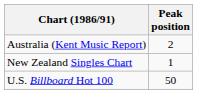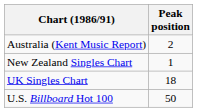+ row: (47, 80)
